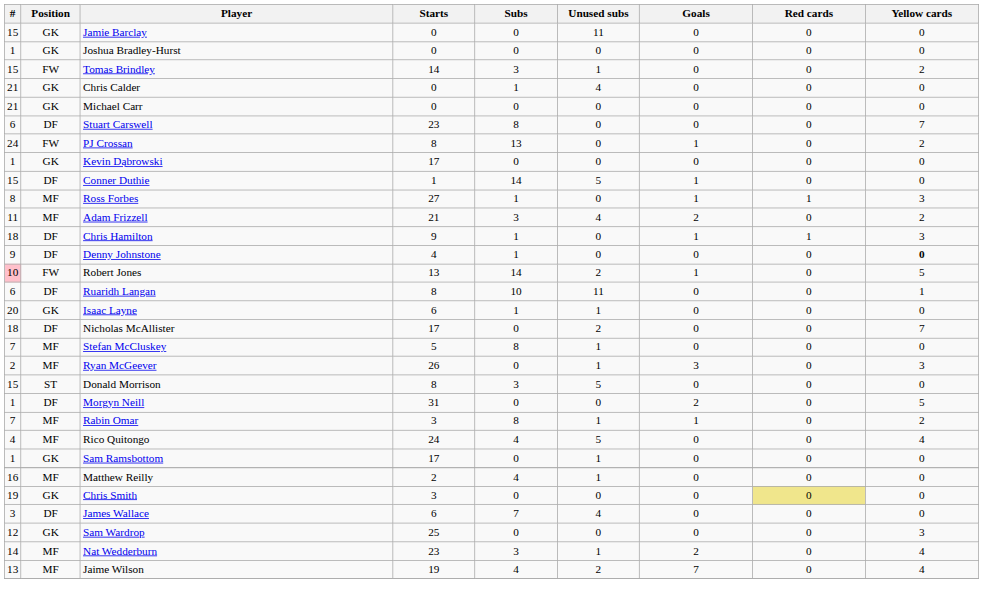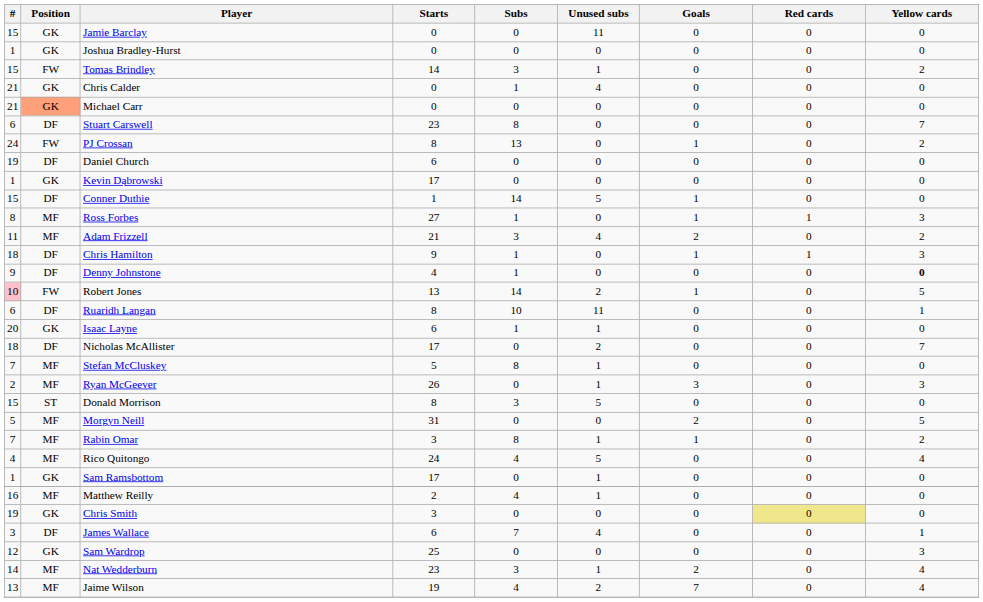(51, 106) no background -> (51, 106) lightsalmon background
+ row: (116, 162)
(13, 403) 1 -> (13, 421) 5
(51, 403) DF -> (51, 421) MF
(922, 514) 0 -> (922, 532) 1
